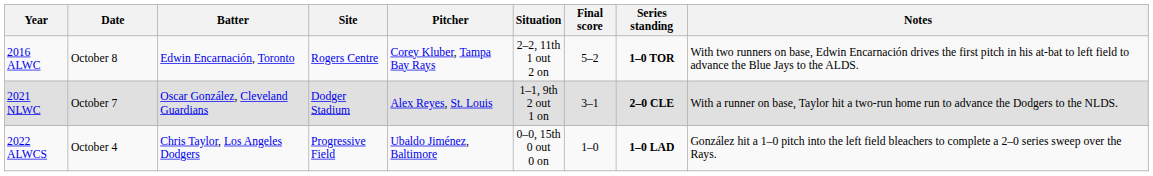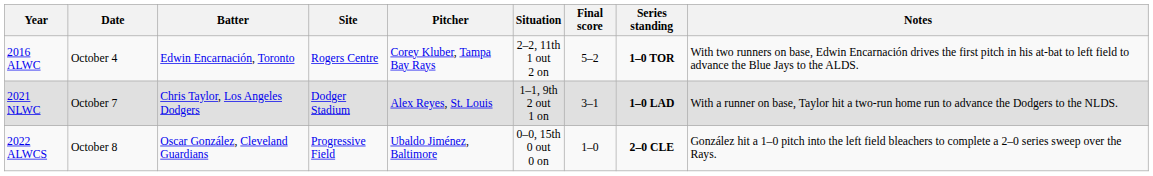(94, 58) October 8 -> (94, 58) October 4
(224, 103) Oscar González, Cleveland Guardians -> (221, 103) Chris Taylor, Los Angeles Dodgers
(652, 103) 2–0 CLE -> (652, 103) 1–0 LAD
(94, 148) October 4 -> (94, 148) October 8
(221, 148) Chris Taylor, Los Angeles Dodgers -> (224, 148) Oscar González, Cleveland Guardians
(652, 148) 1–0 LAD -> (652, 148) 2–0 CLE
